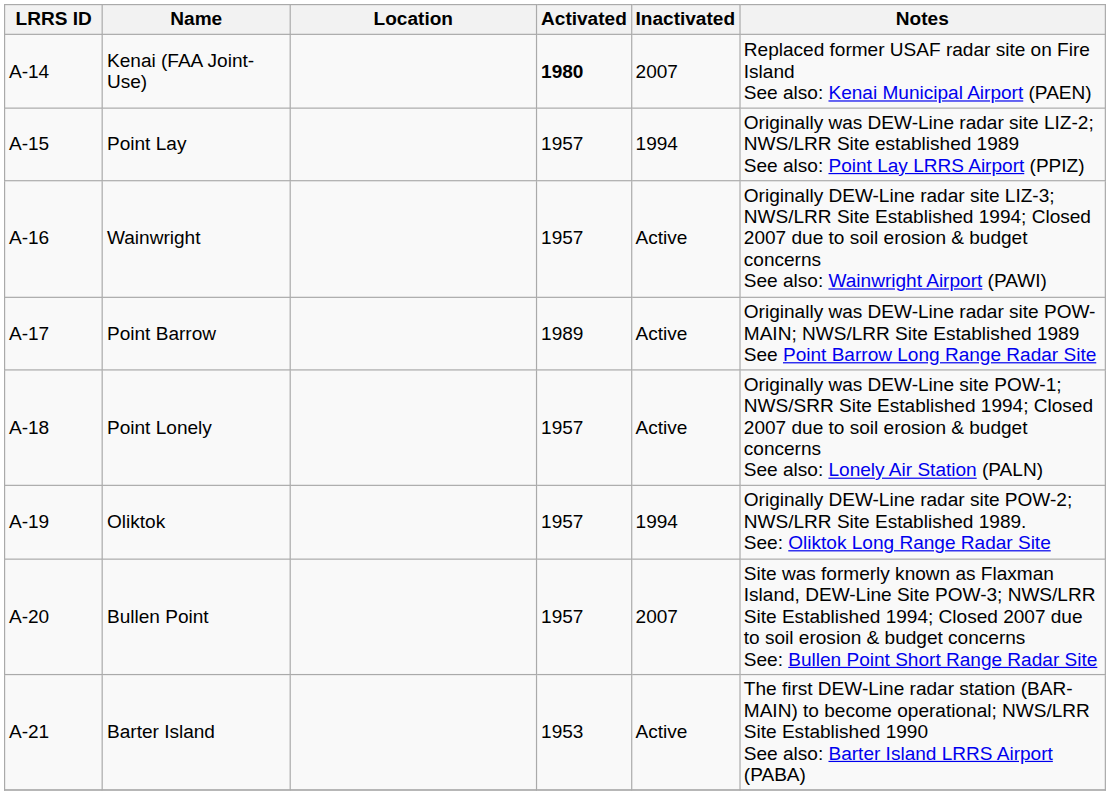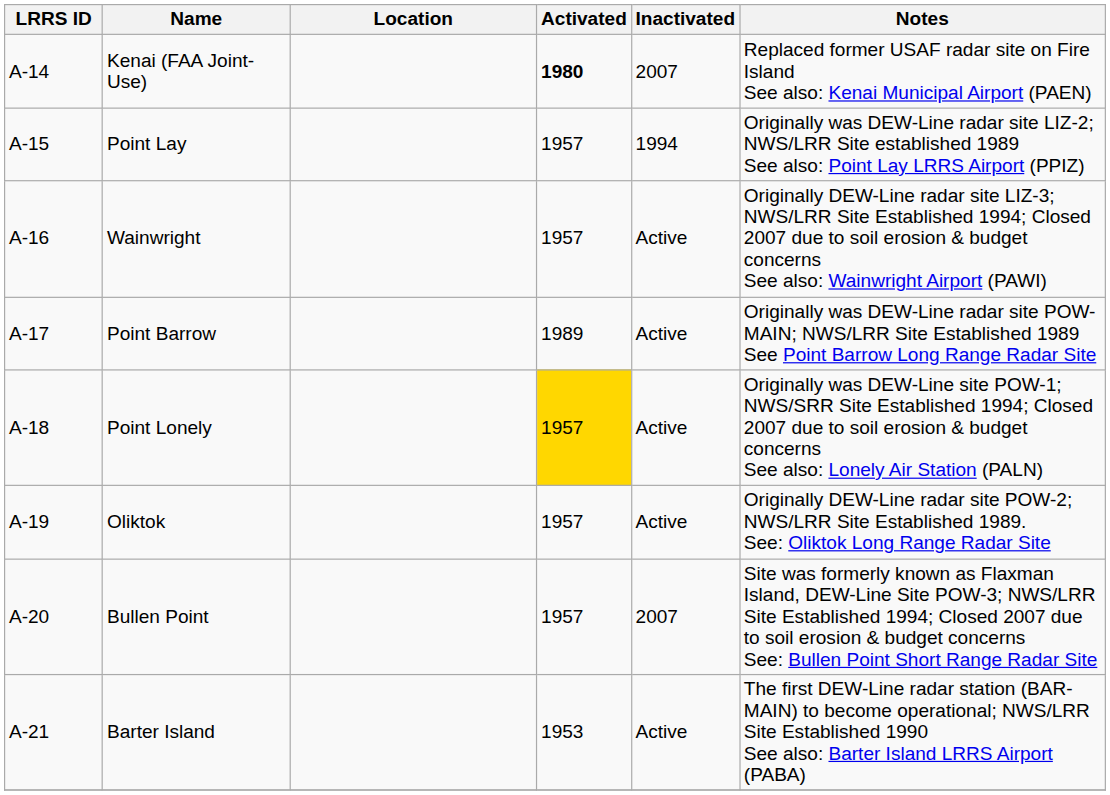(562, 427) no background -> (562, 427) gold background
(657, 522) 1994 -> (661, 522) Active
